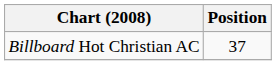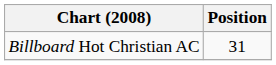(237, 45) 37 -> (237, 45) 31
